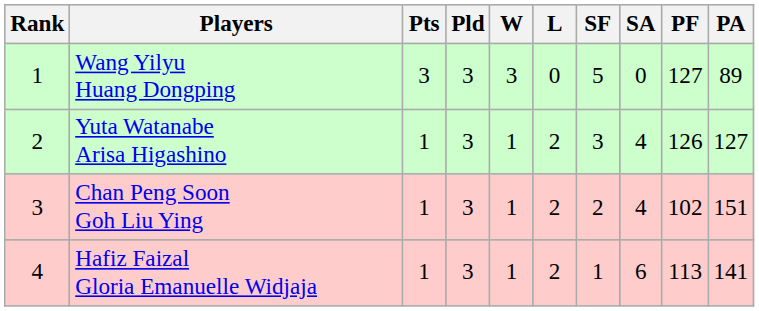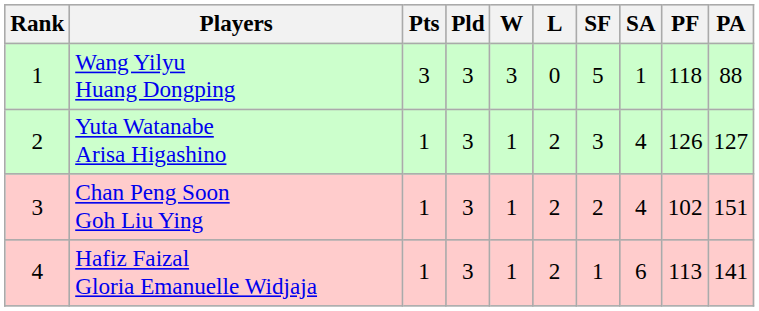(641, 75) 0 -> (641, 75) 1
(685, 75) 127 -> (685, 75) 118
(731, 75) 89 -> (731, 75) 88
